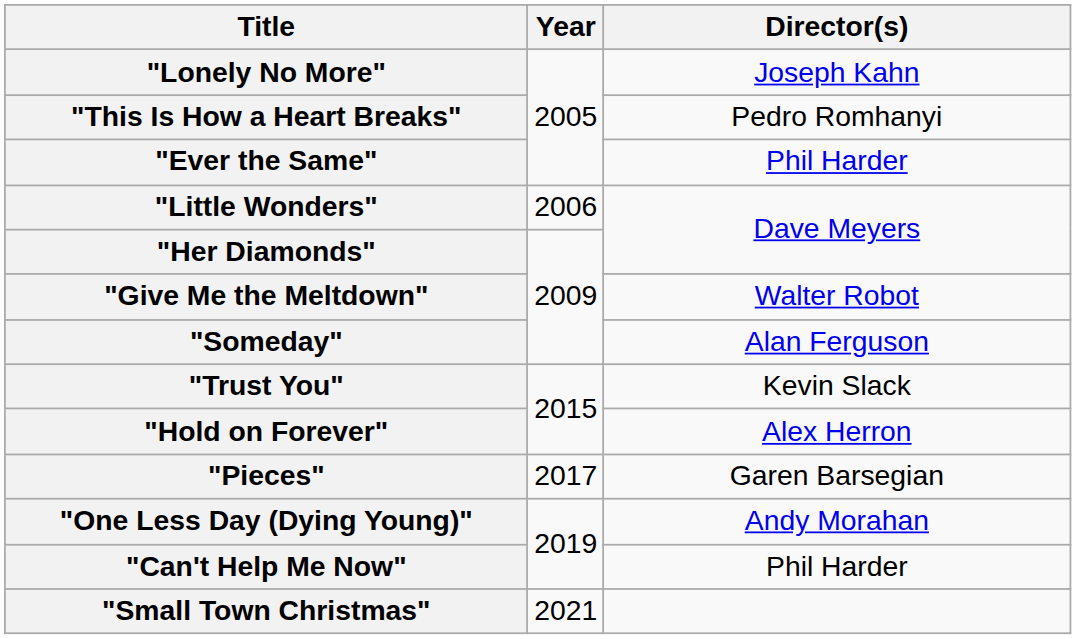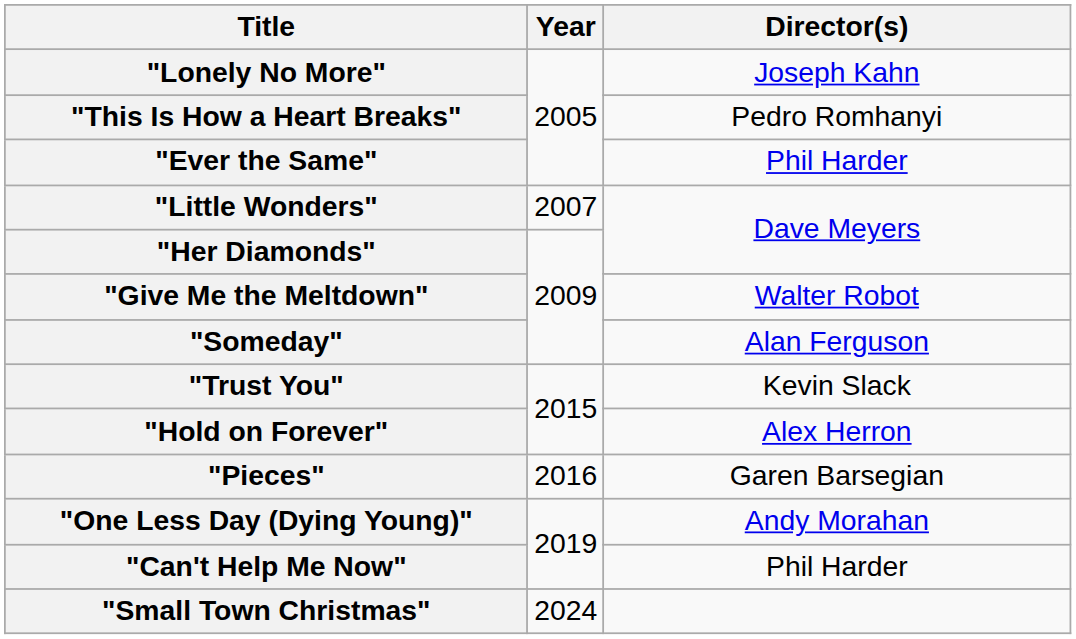(566, 206) 2006 -> (566, 206) 2007
(566, 476) 2017 -> (566, 476) 2016
(566, 610) 2021 -> (566, 610) 2024
